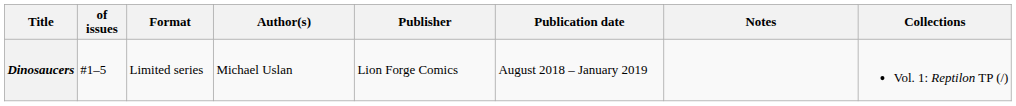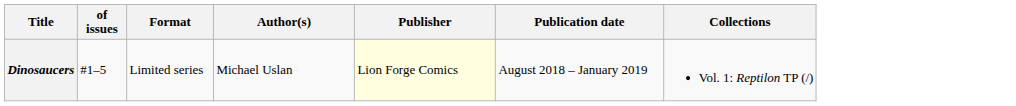- column: (761, 22)
(408, 70) no background -> (408, 70) lightyellow background
